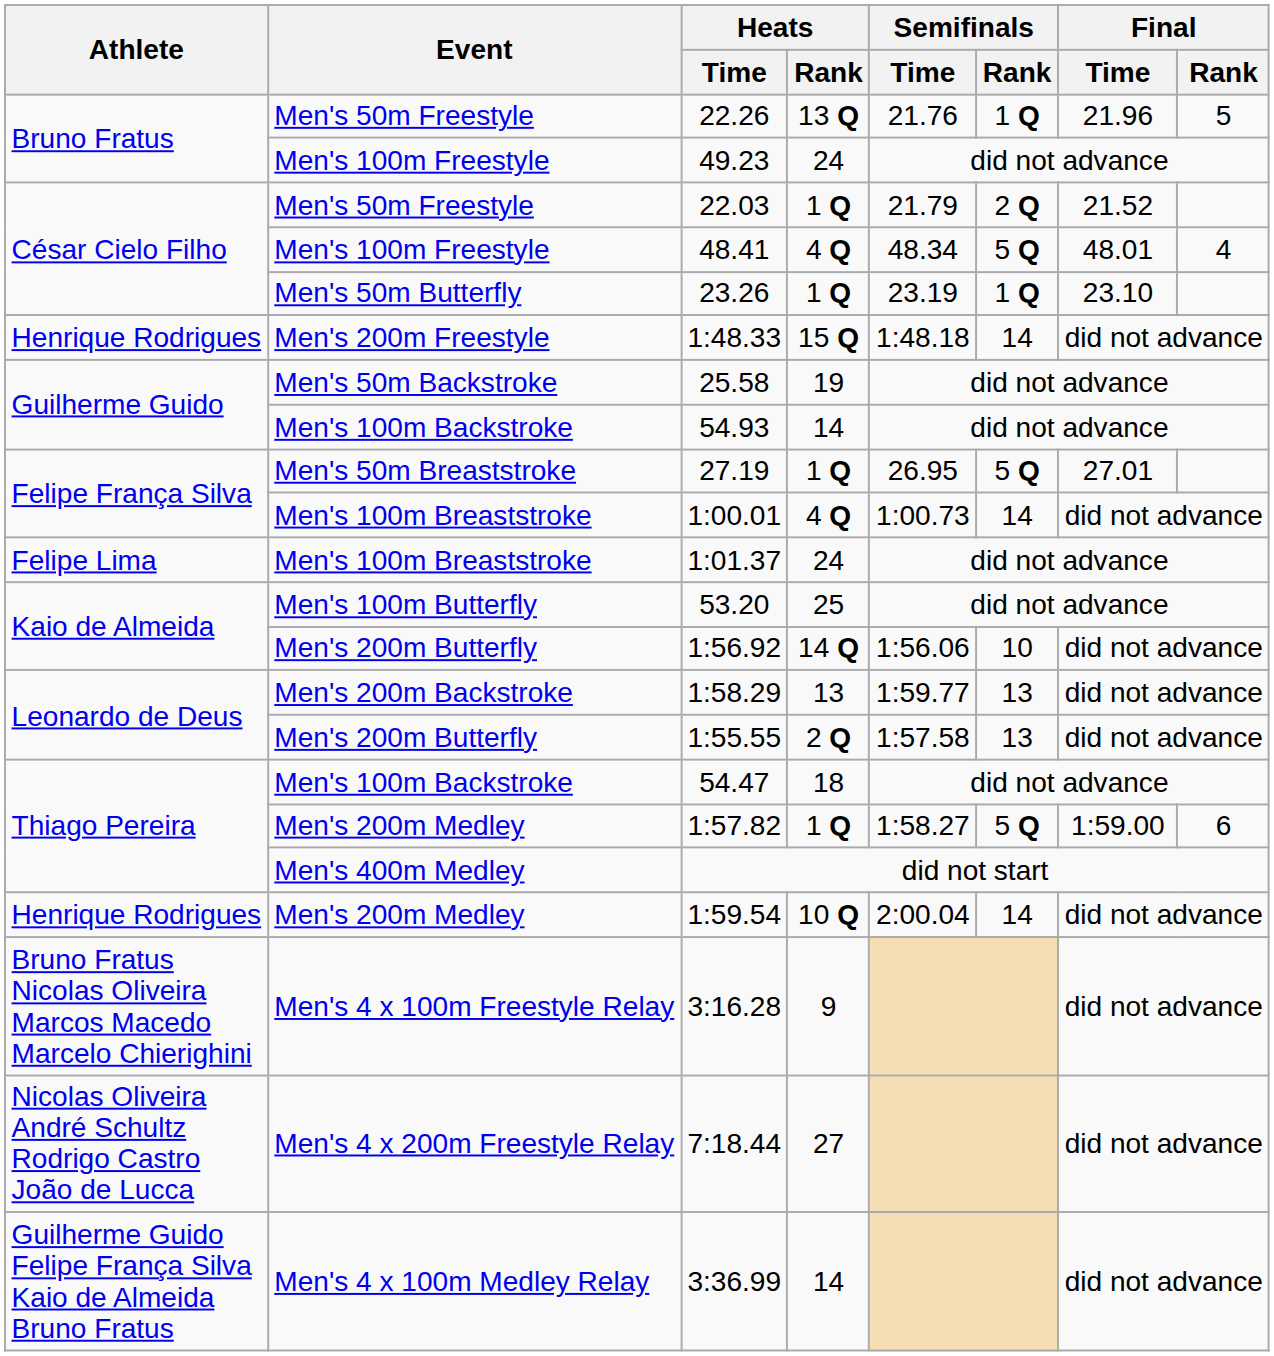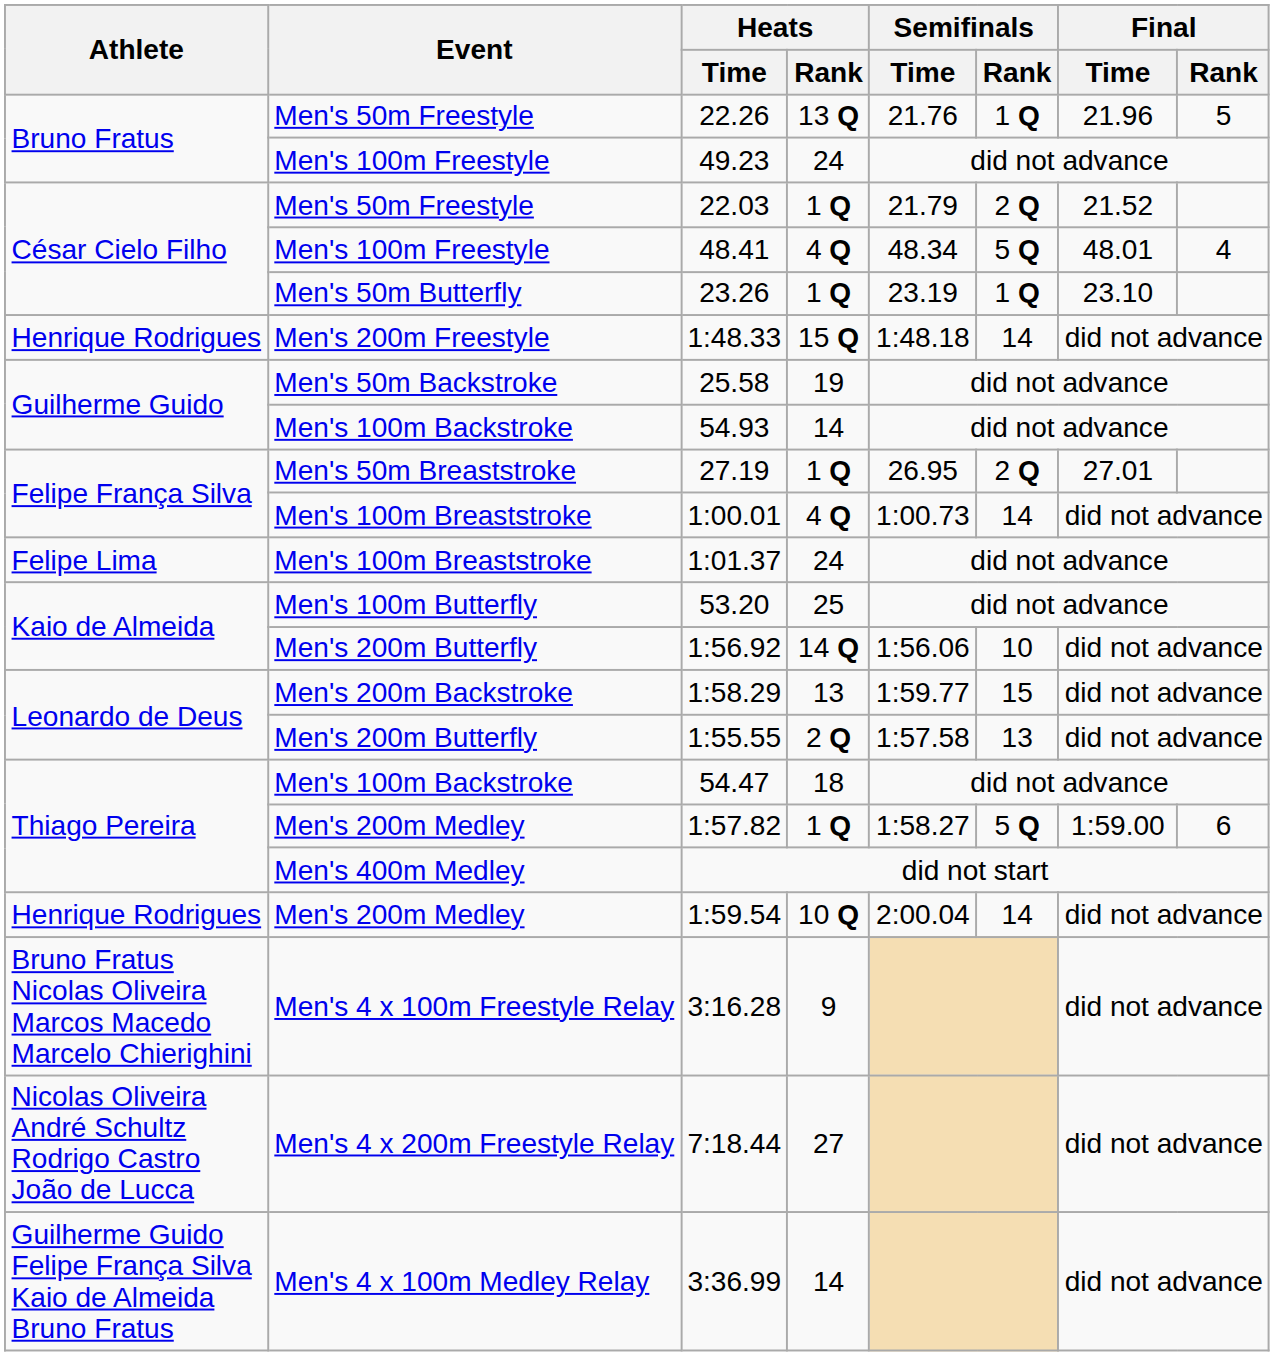(1017, 471) 5 Q -> (1017, 471) 2 Q
(1017, 693) 13 -> (1017, 693) 15
